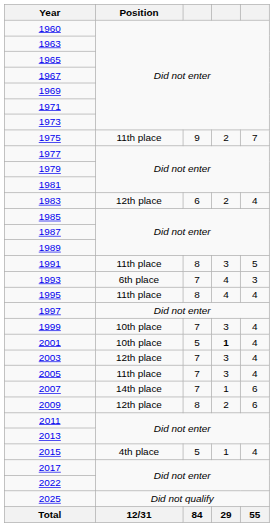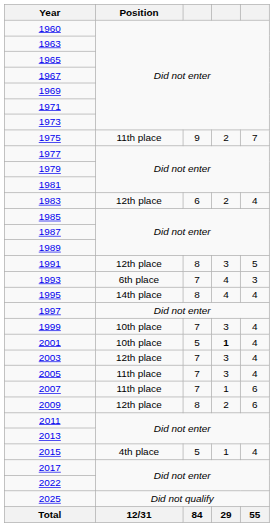(139, 264) 11th place -> (139, 264) 12th place
(139, 295) 11th place -> (139, 295) 14th place
(139, 389) 14th place -> (139, 389) 11th place
